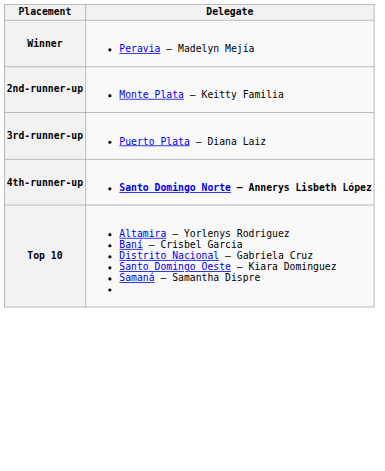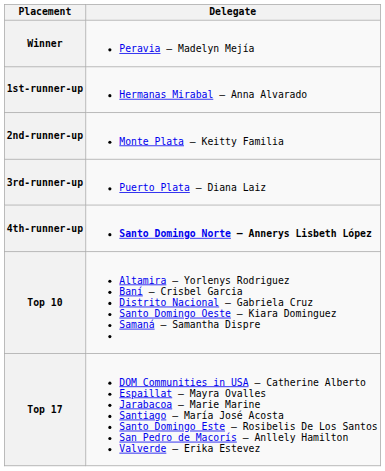+ row: (45, 90)
+ row: (45, 410)
